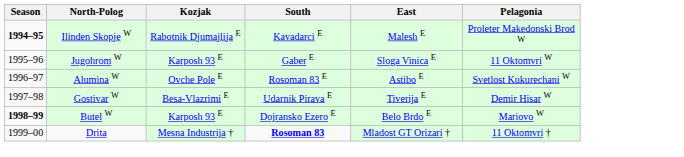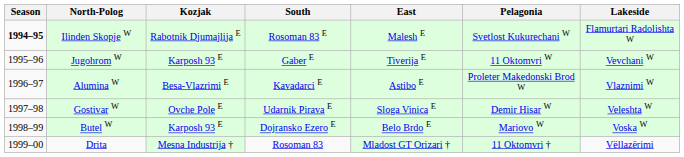+ column: (630, 12)
(298, 35) Kavadarci E -> (298, 35) Rosoman 83 E
(521, 33) Proleter Makedonski Brod W -> (521, 35) Svetlost Kukurechani W
(406, 59) Sloga Vinica E -> (406, 59) Tiverija E
(195, 78) Ovche Pole E -> (195, 84) Besa-Vlazrimi E
(298, 78) Rosoman 83 E -> (298, 84) Kavadarci E
(521, 78) Svetlost Kukurechani W -> (521, 82) Proleter Makedonski Brod W
(195, 97) Besa-Vlazrimi E -> (195, 108) Ovche Pole E
(406, 97) Tiverija E -> (406, 108) Sloga Vinica E
(26, 116) bold -> (26, 127) normal
(298, 133) bold -> (298, 144) normal
